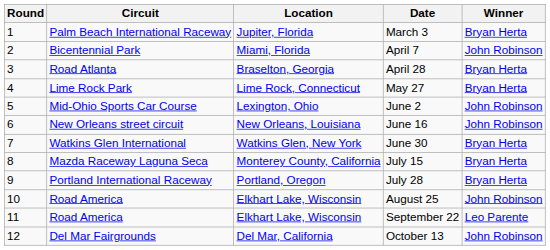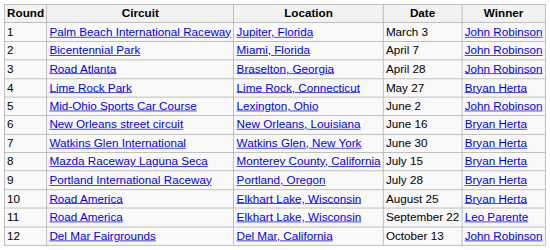(496, 32) Bryan Herta -> (504, 32) John Robinson
(496, 69) Bryan Herta -> (504, 69) John Robinson
(504, 124) John Robinson -> (496, 124) Bryan Herta
(504, 198) John Robinson -> (496, 198) Bryan Herta
